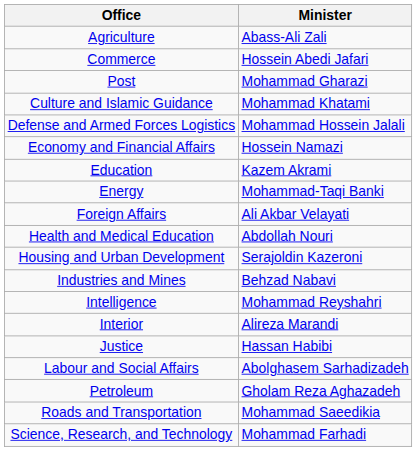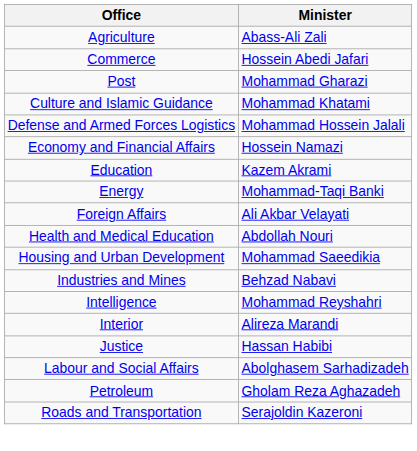(302, 258) Serajoldin Kazeroni -> (311, 258) Mohammad Saeedikia
(311, 412) Mohammad Saeedikia -> (302, 412) Serajoldin Kazeroni
- row: (121, 434)
